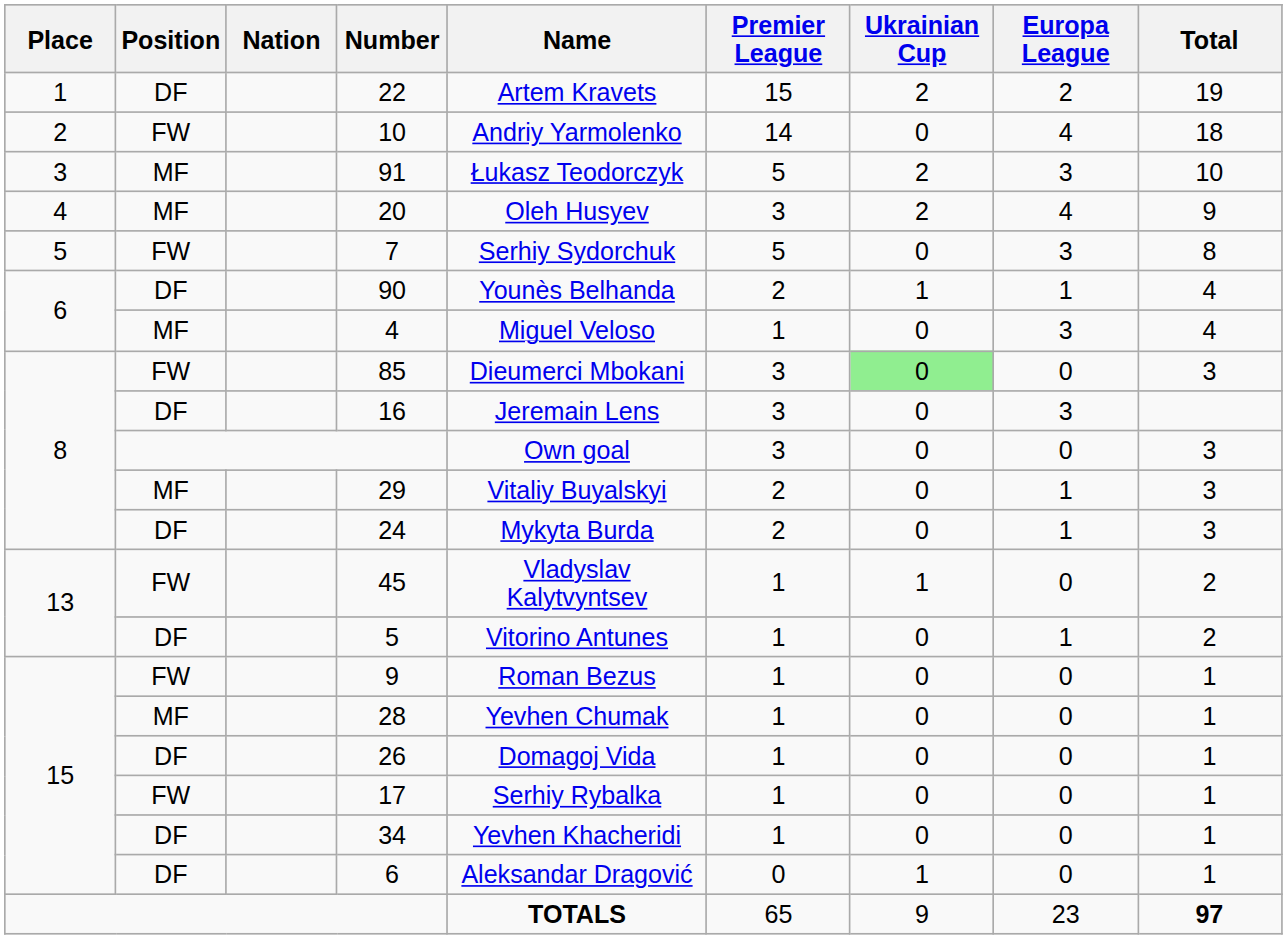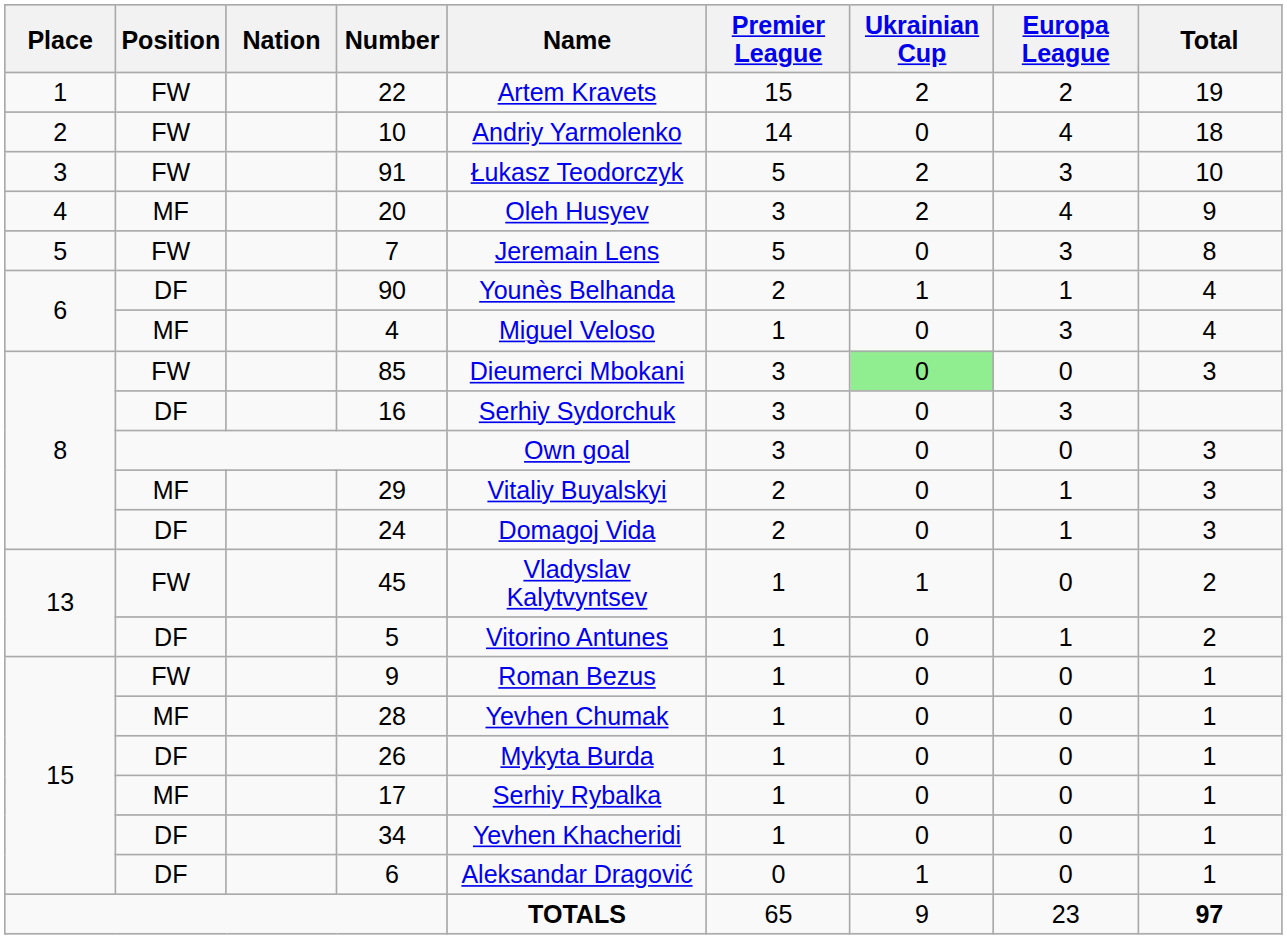(171, 93) DF -> (171, 93) FW
(171, 172) MF -> (171, 172) FW
(577, 251) Serhiy Sydorchuk -> (577, 251) Jeremain Lens
(577, 410) Jeremain Lens -> (577, 410) Serhiy Sydorchuk
(577, 529) Mykyta Burda -> (577, 529) Domagoj Vida
(577, 756) Domagoj Vida -> (577, 756) Mykyta Burda
(171, 796) FW -> (171, 796) MF
